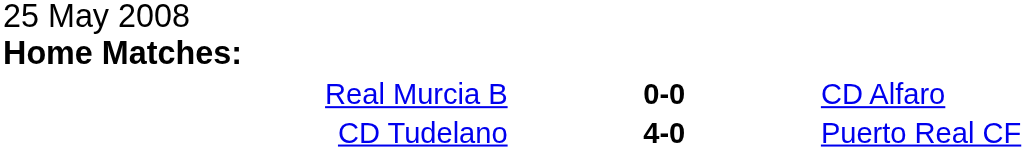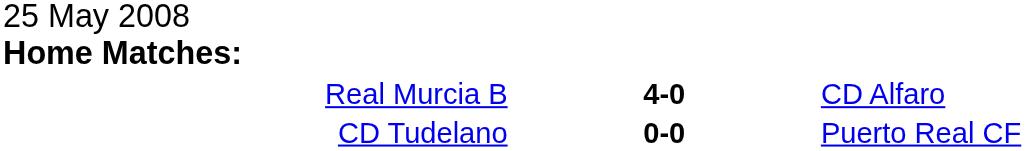(664, 94) 0-0 -> (664, 94) 4-0
(664, 132) 4-0 -> (664, 132) 0-0
